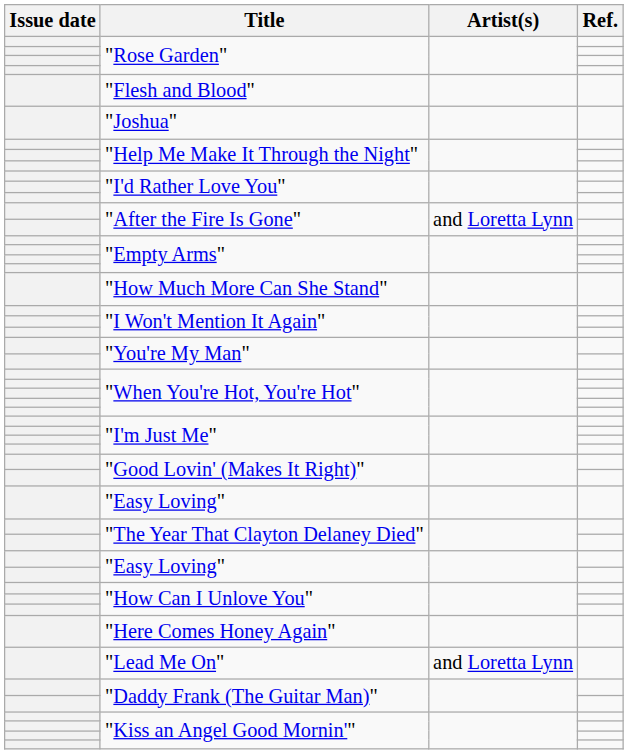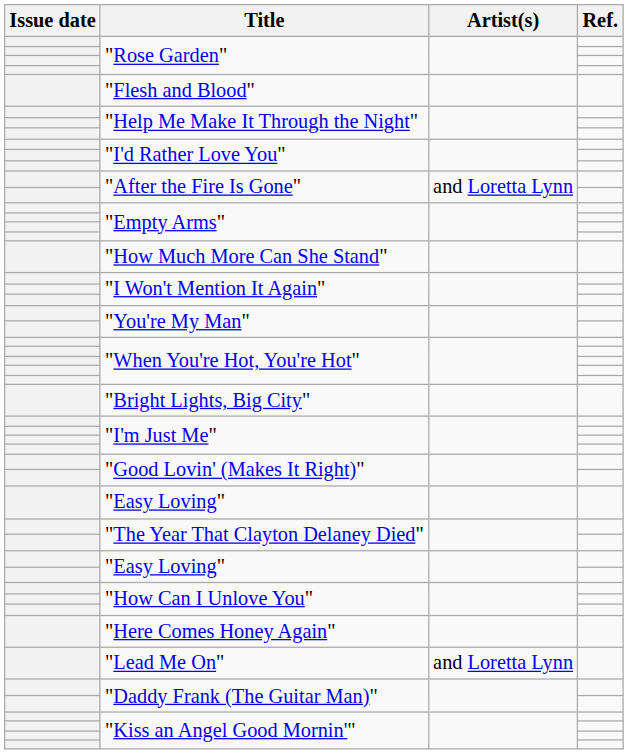- row: (141, 122)
+ row: (208, 400)
